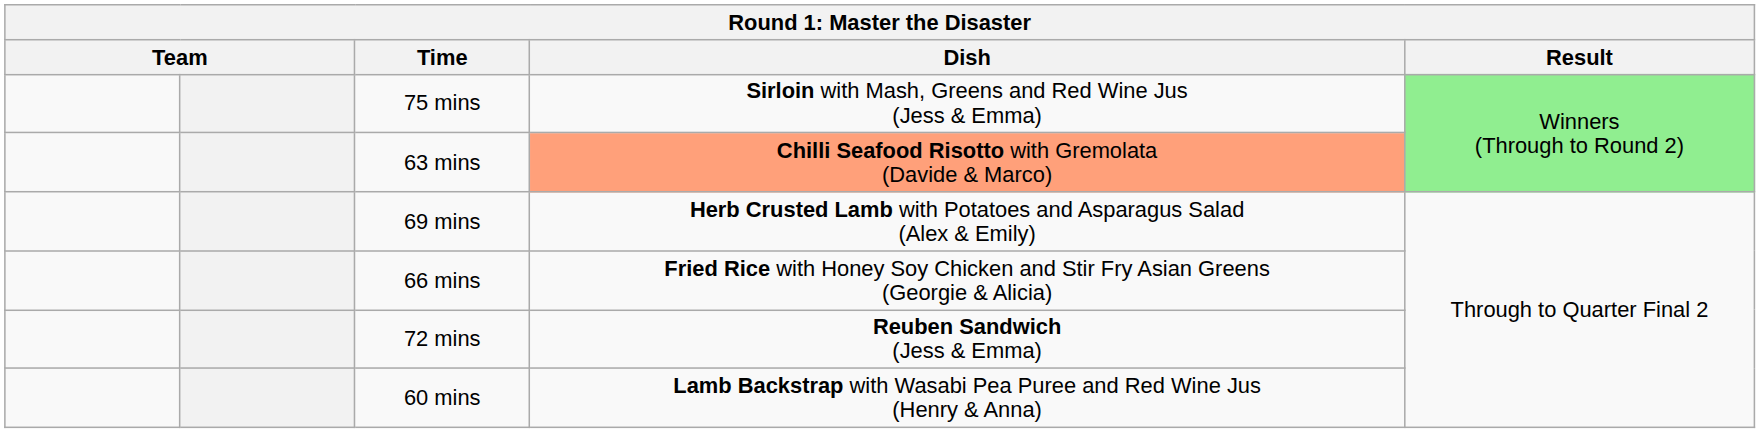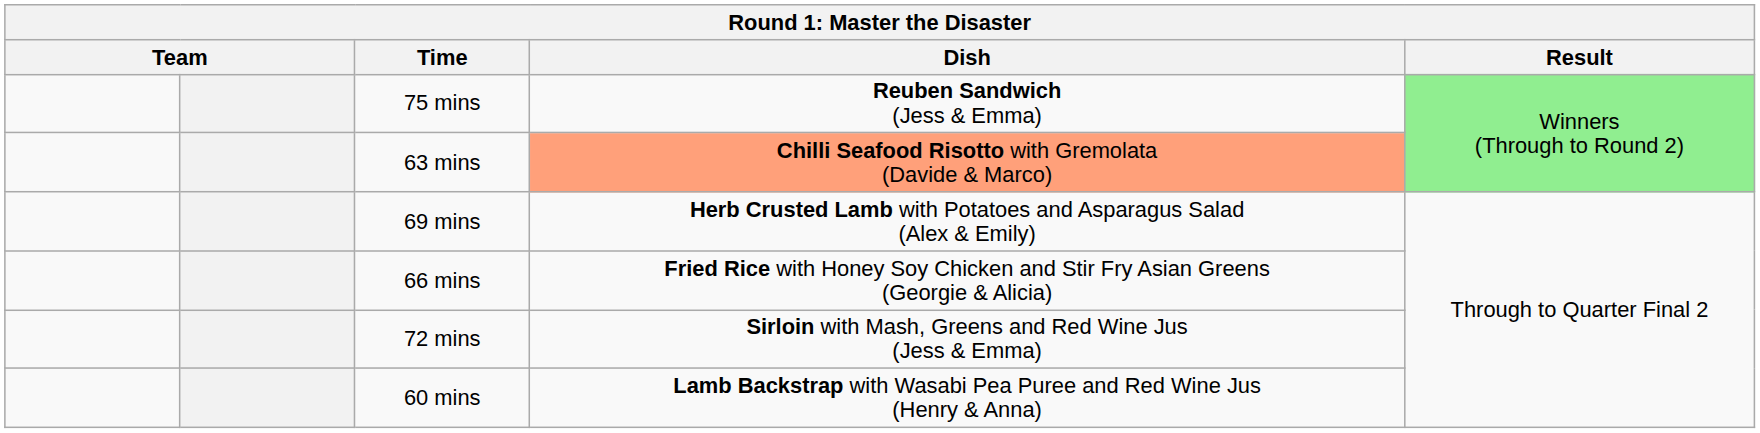(967, 104) Sirloin with Mash, Greens and Red Wine Jus (Jess & Emma) -> (967, 104) Reuben Sandwich (Jess & Emma)
(967, 339) Reuben Sandwich (Jess & Emma) -> (967, 339) Sirloin with Mash, Greens and Red Wine Jus (Jess & Emma)
